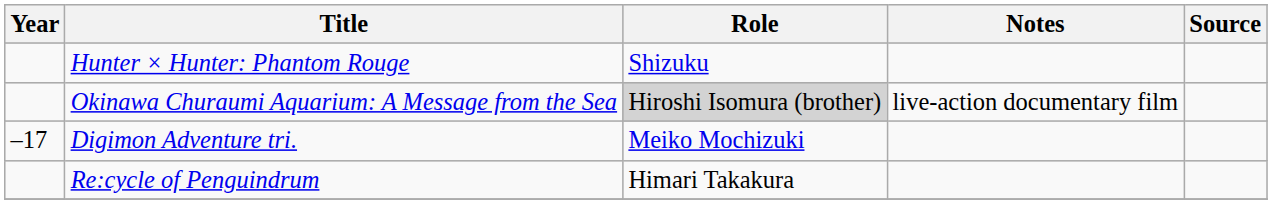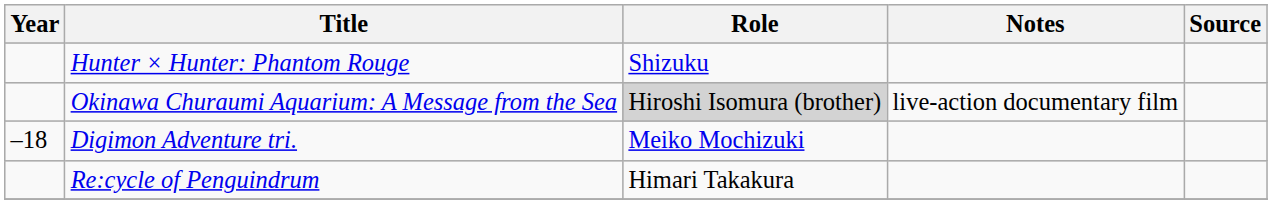(29, 140) –17 -> (29, 140) –18
